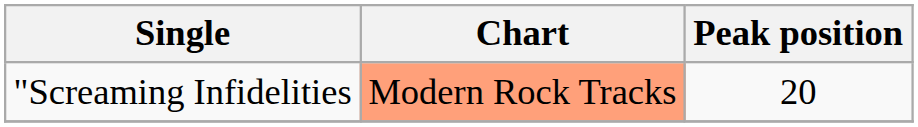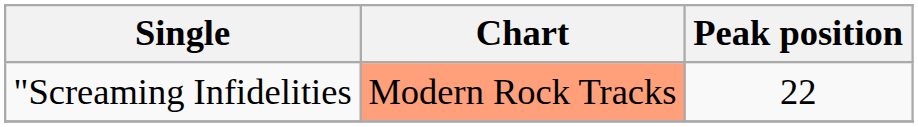(798, 91) 20 -> (798, 91) 22
